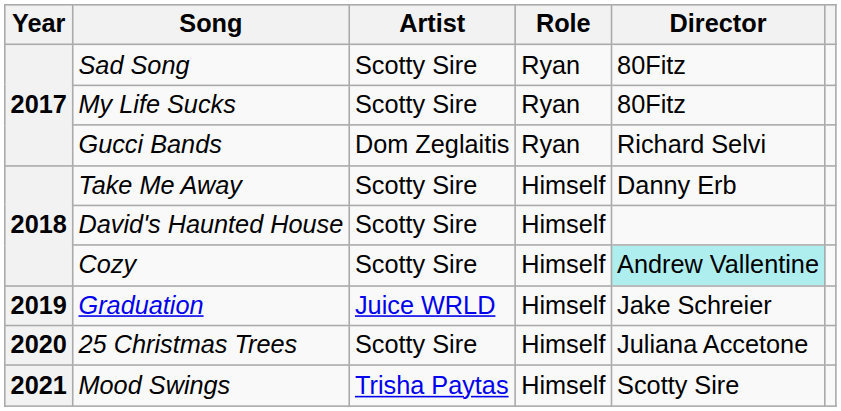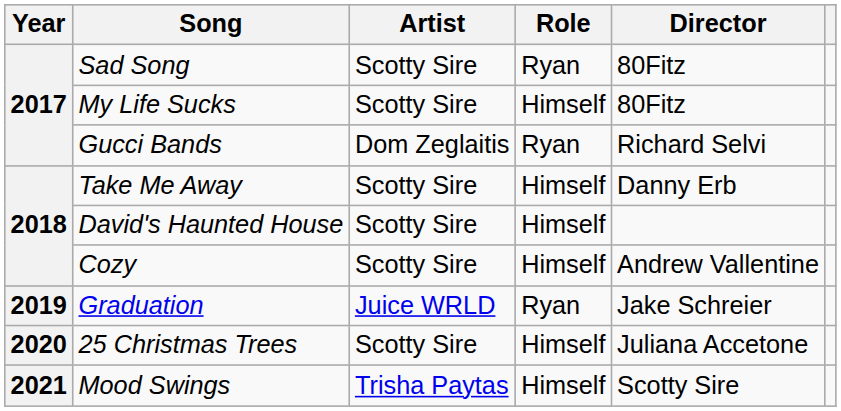(551, 104) Ryan -> (563, 104) Himself
(718, 265) paleturquoise background -> (718, 265) no background
(563, 305) Himself -> (551, 305) Ryan
